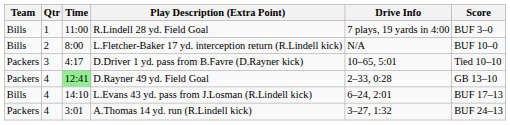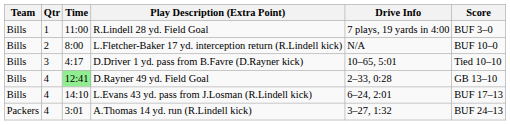(23, 62) Packers -> (17, 62) Bills
(23, 78) Packers -> (17, 78) Bills
